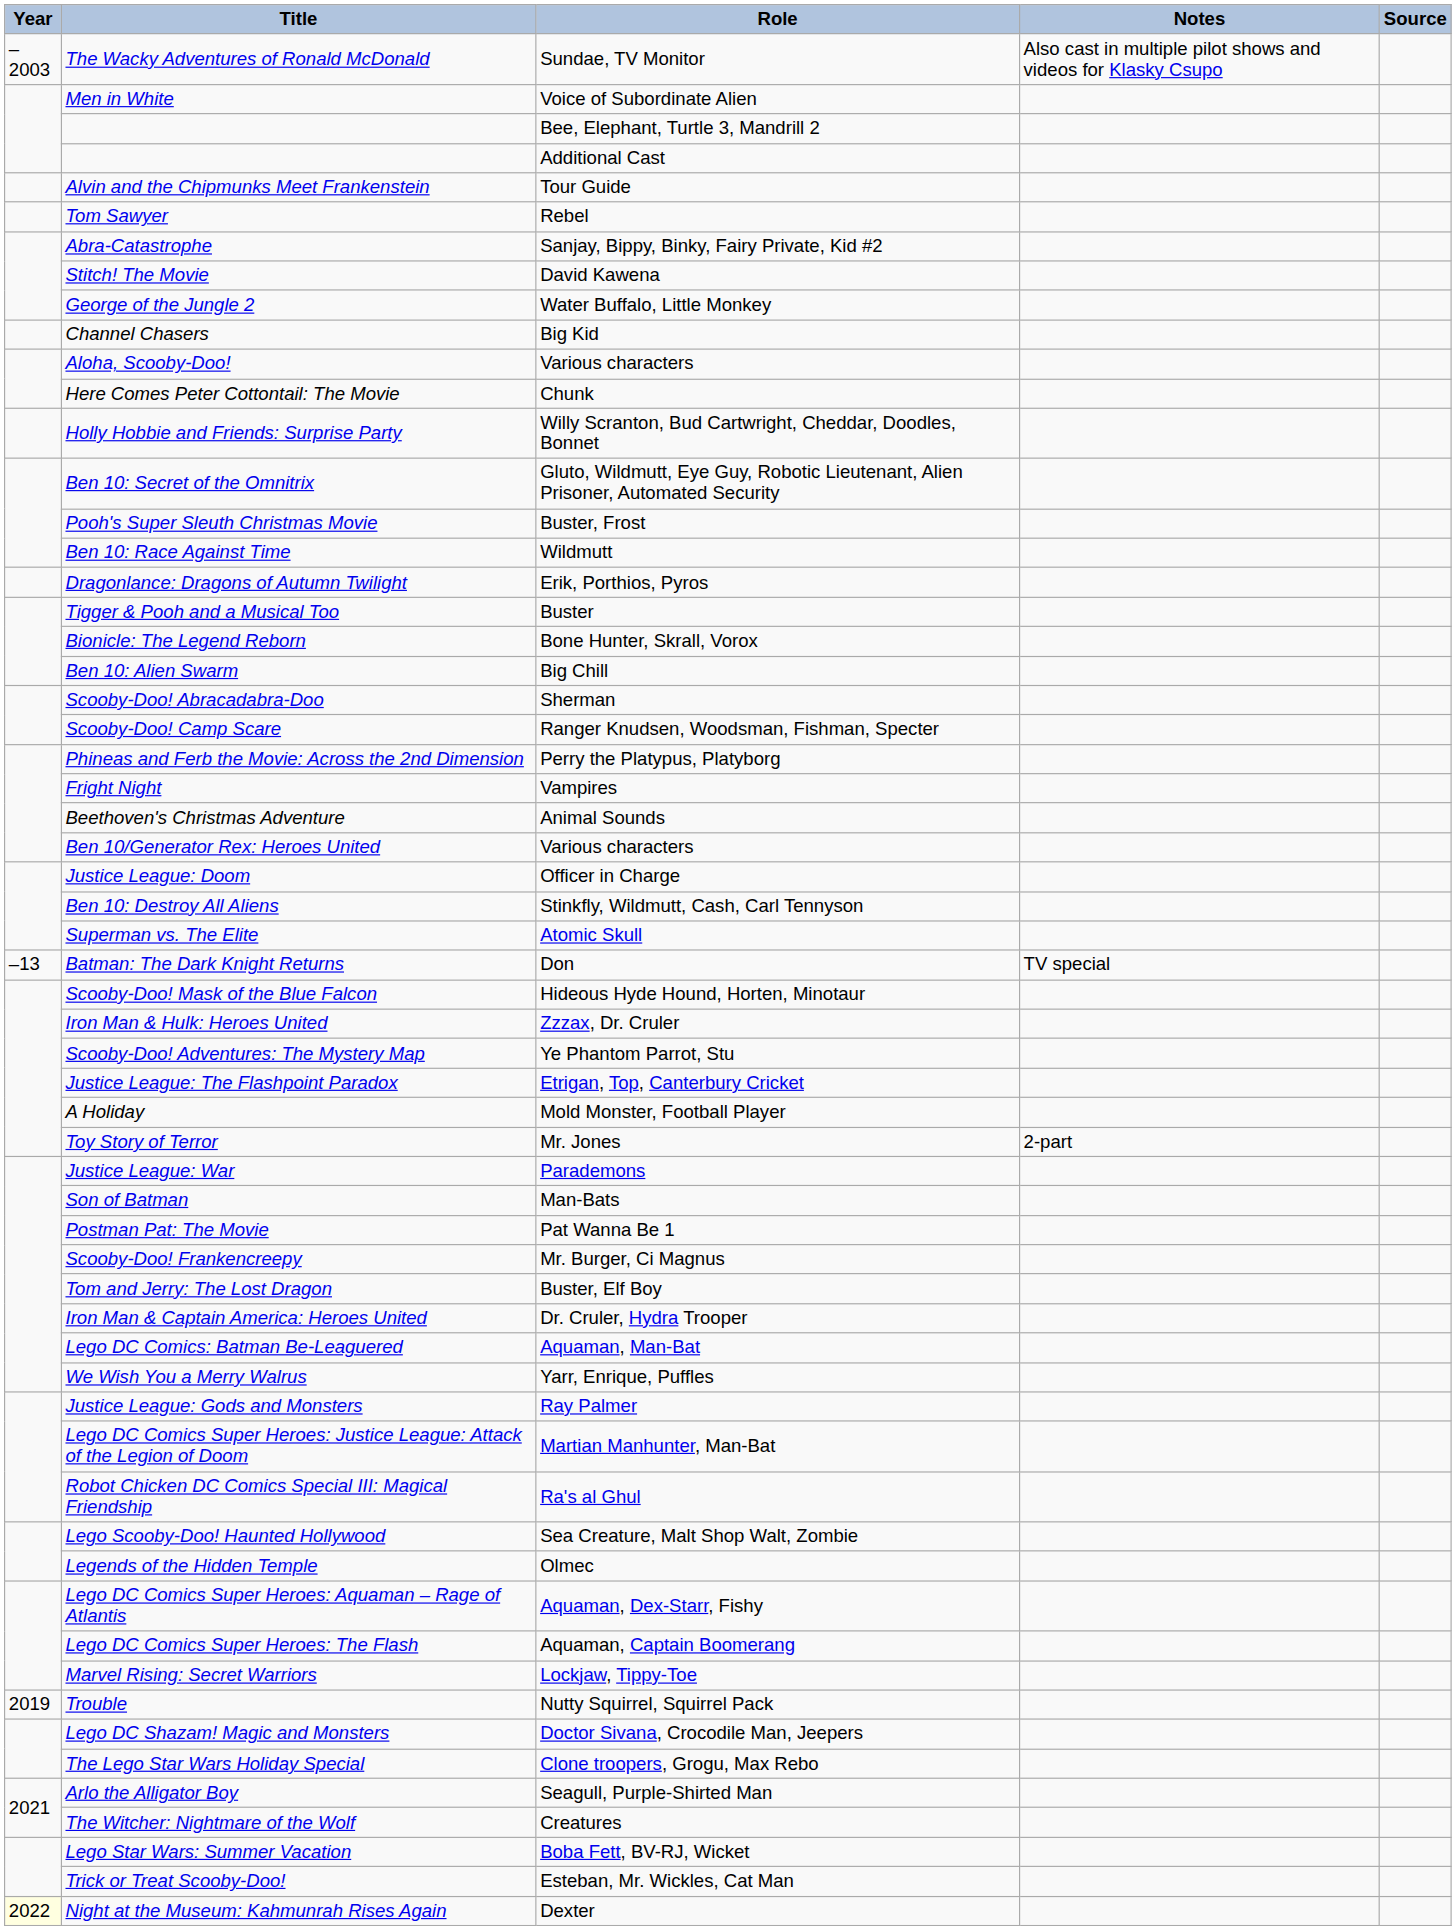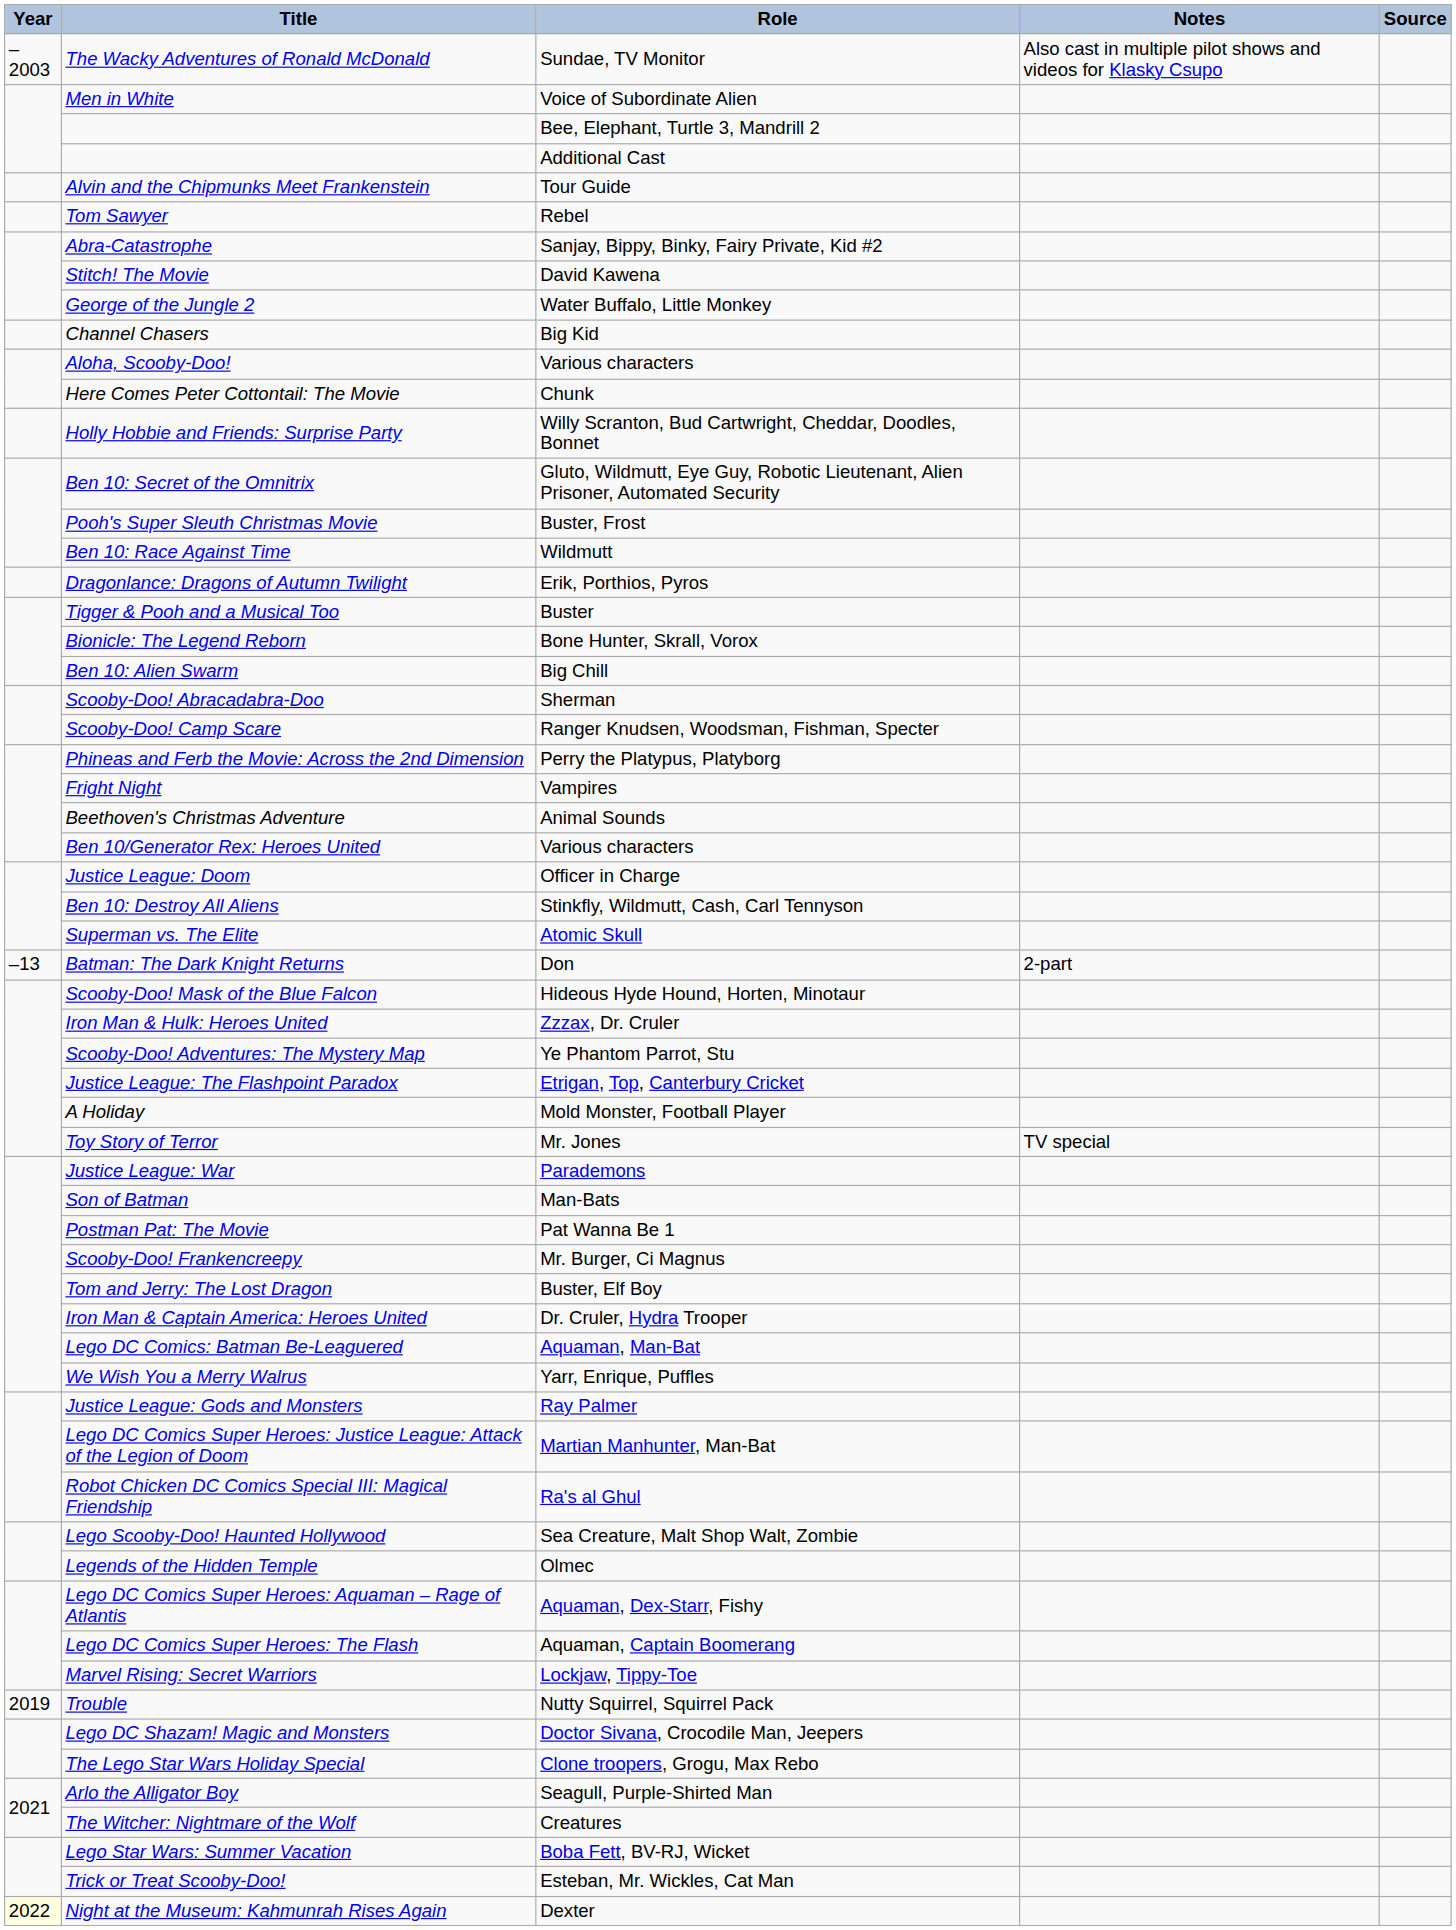(1067, 964) TV special -> (1048, 964) 2-part
(1048, 1141) 2-part -> (1067, 1141) TV special
